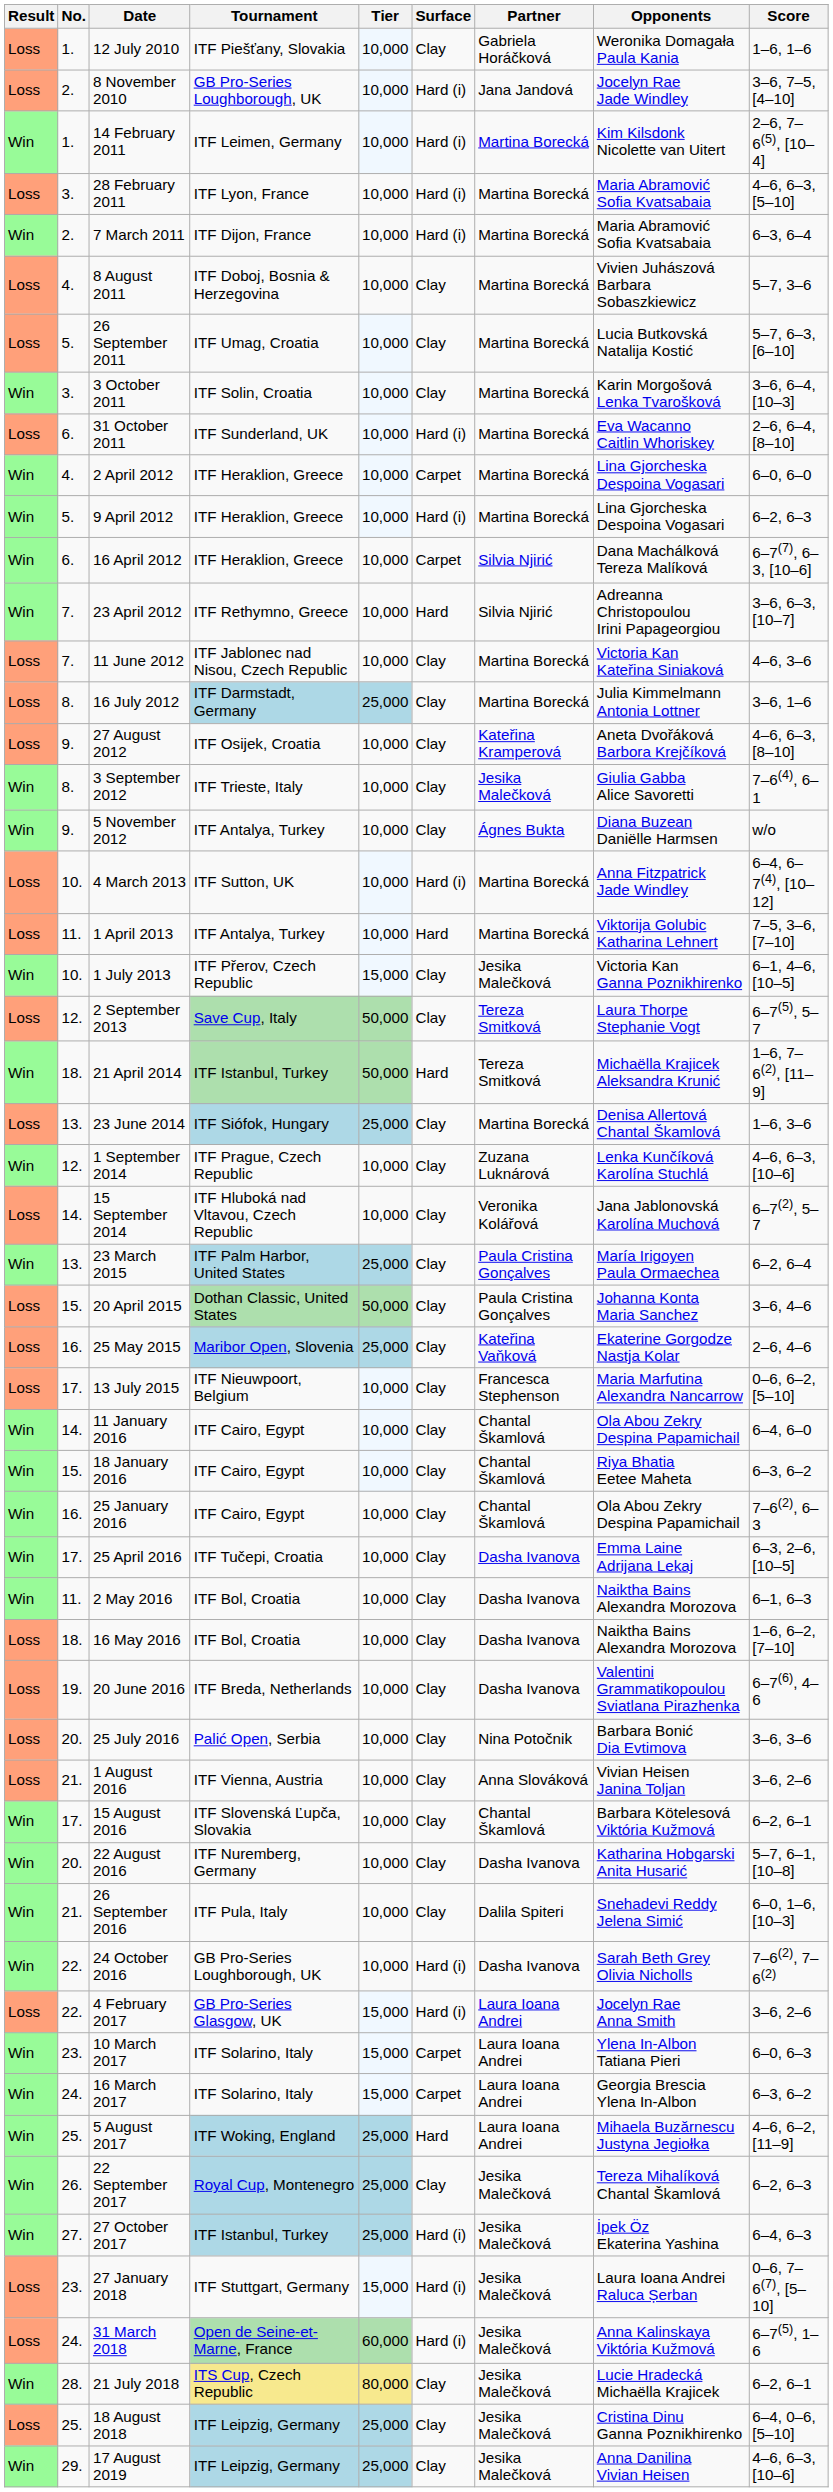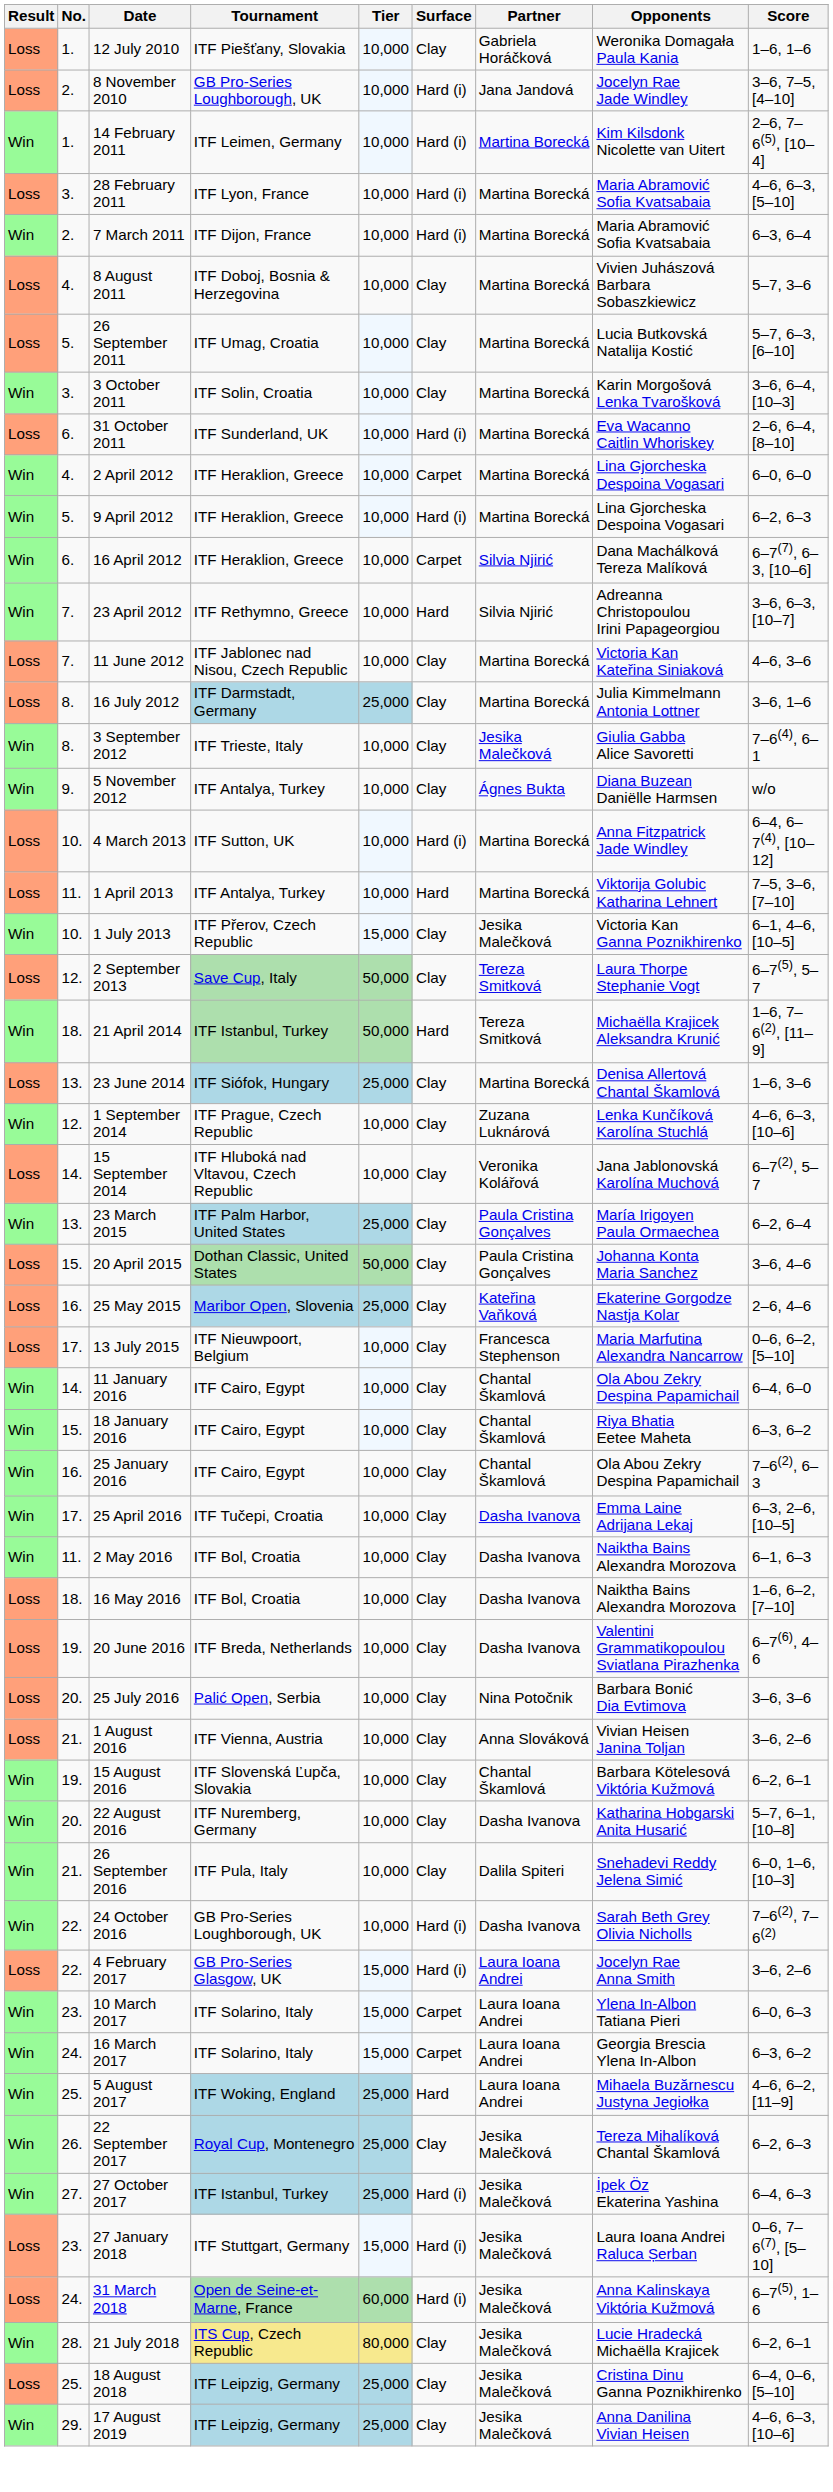- row: (127, 743)
(72, 1821) 17. -> (72, 1780) 19.
